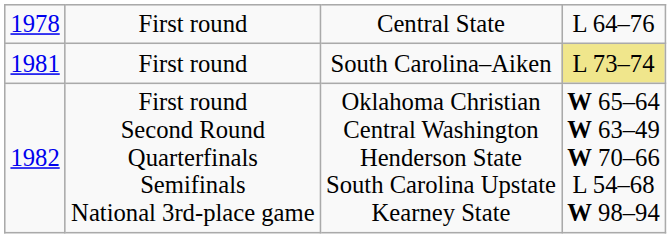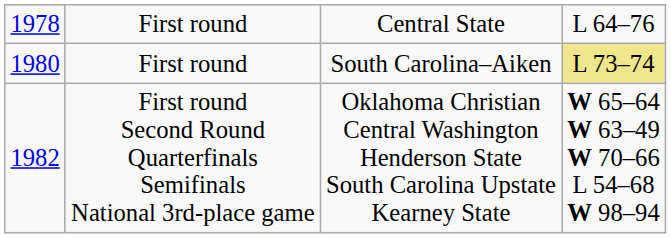(35, 63) 1981 -> (35, 63) 1980
